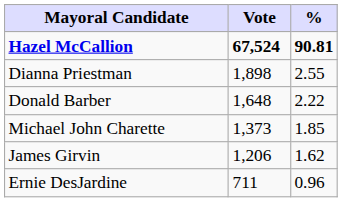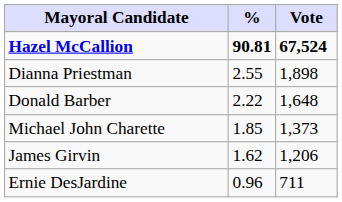columns swapped: (259, 18) <-> (314, 18)
